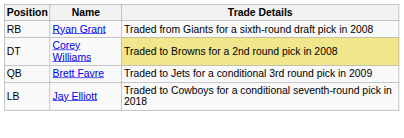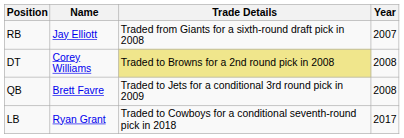+ column: (385, 12)
(79, 29) Ryan Grant -> (75, 35) Jay Elliott
(75, 96) Jay Elliott -> (79, 119) Ryan Grant
